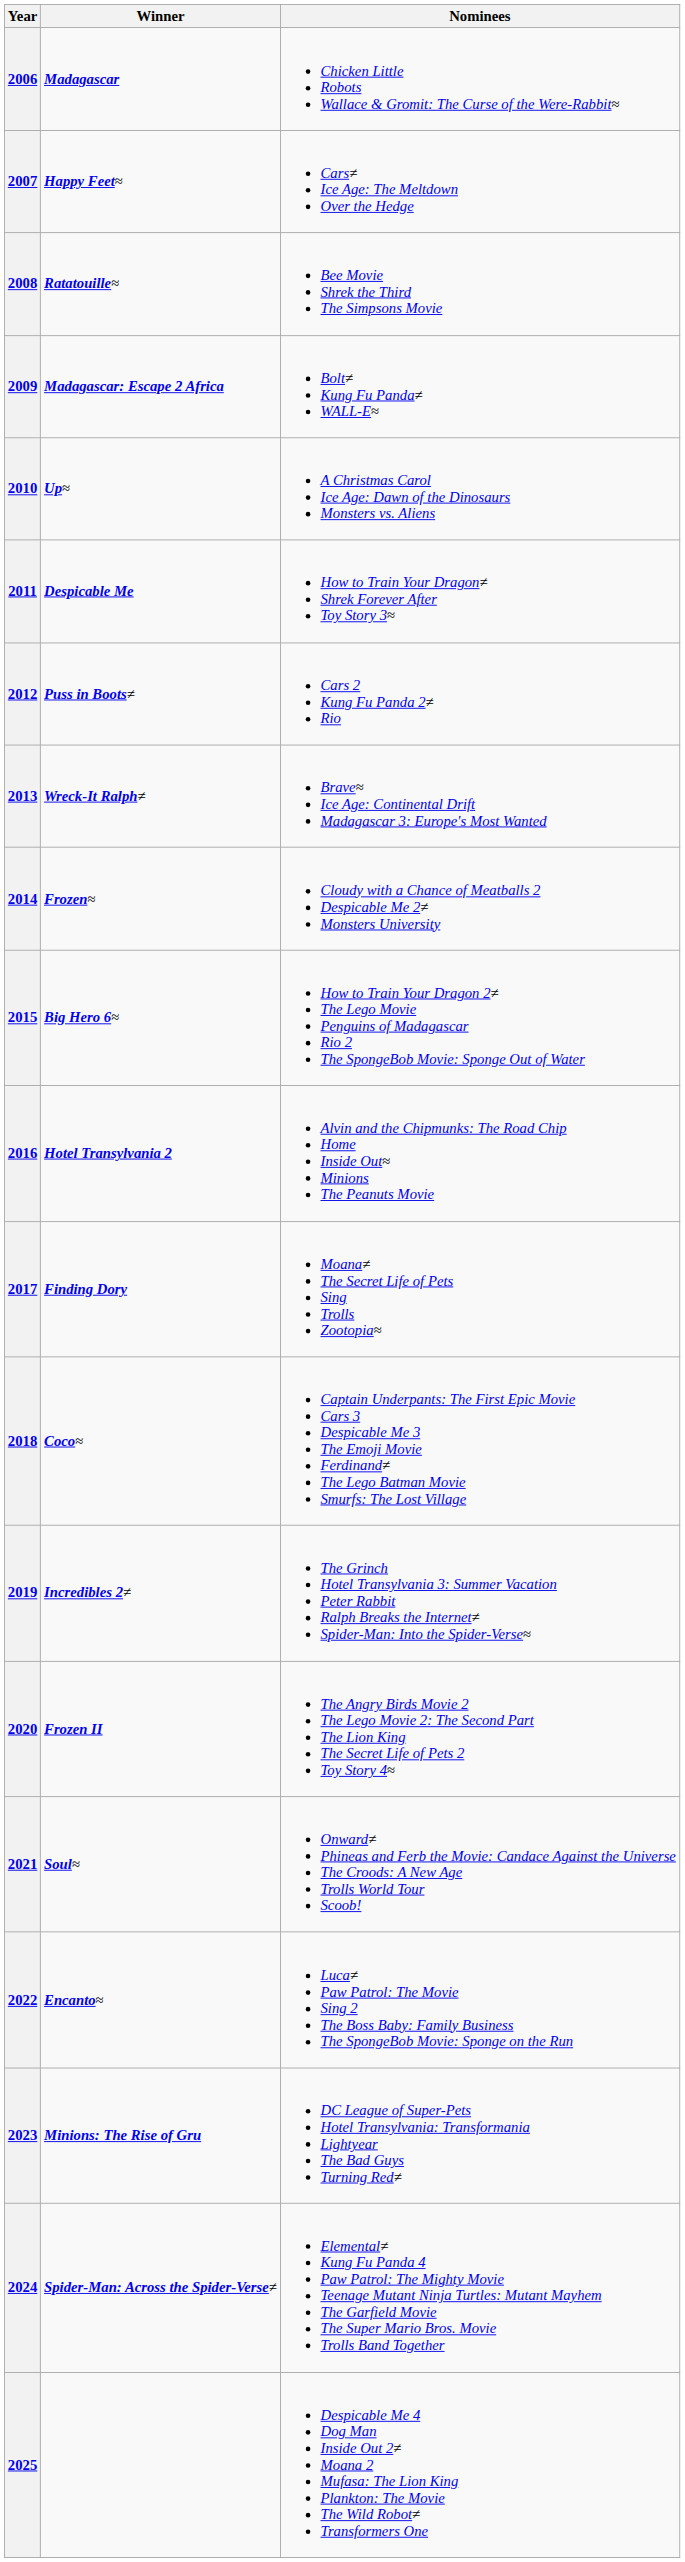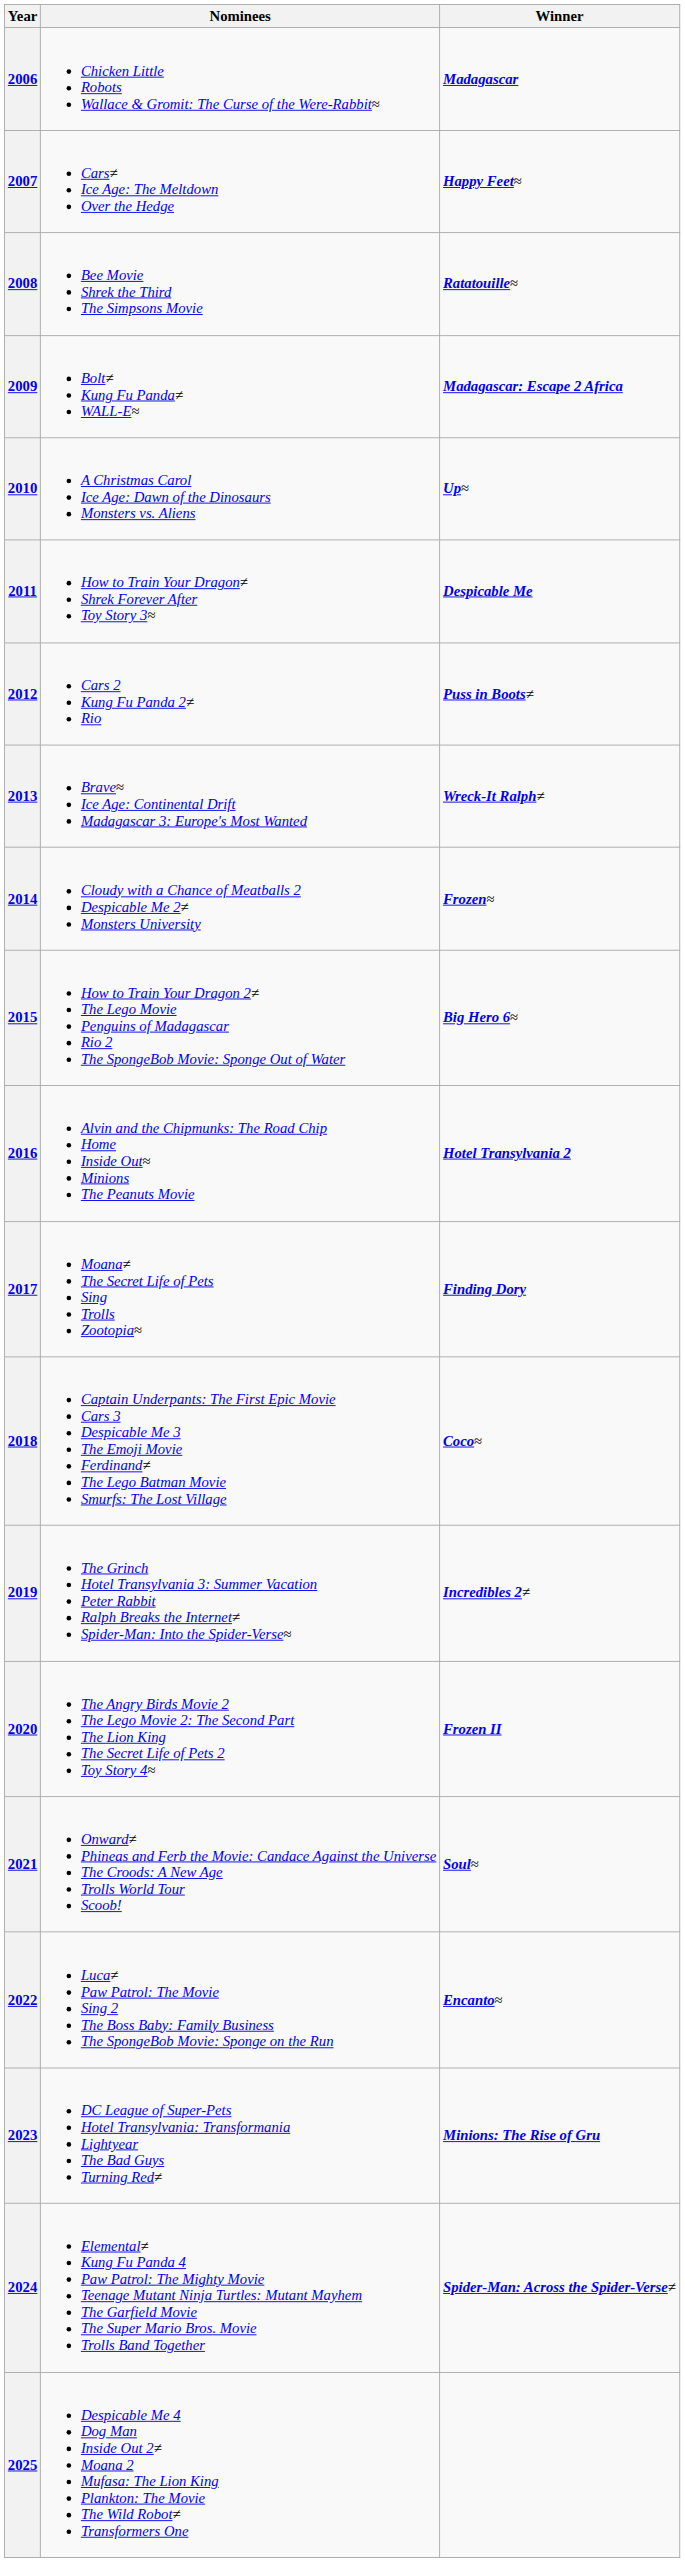columns swapped: (161, 16) <-> (480, 16)
